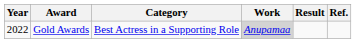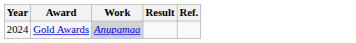- column: (167, 13)
(18, 30) 2022 -> (18, 30) 2024
